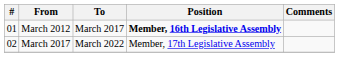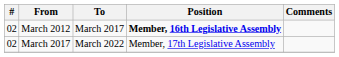(12, 28) 01 -> (12, 28) 02
